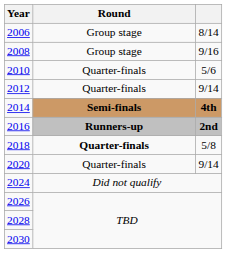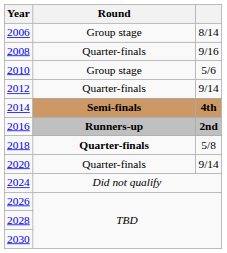(114, 51) Group stage -> (114, 51) Quarter-finals
(114, 70) Quarter-finals -> (114, 70) Group stage
